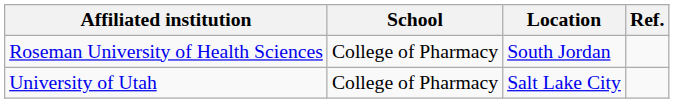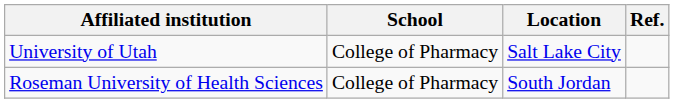rows swapped: (166, 51) <-> (83, 82)
